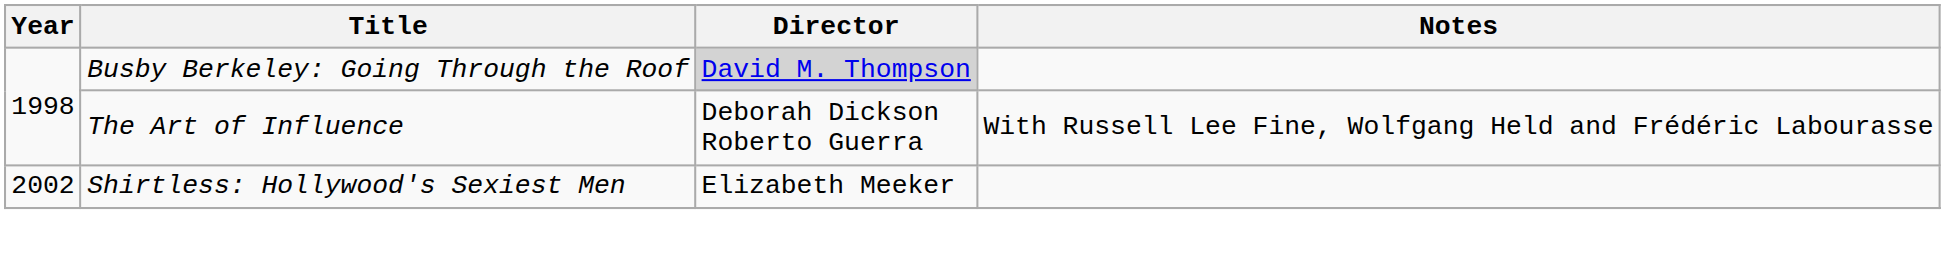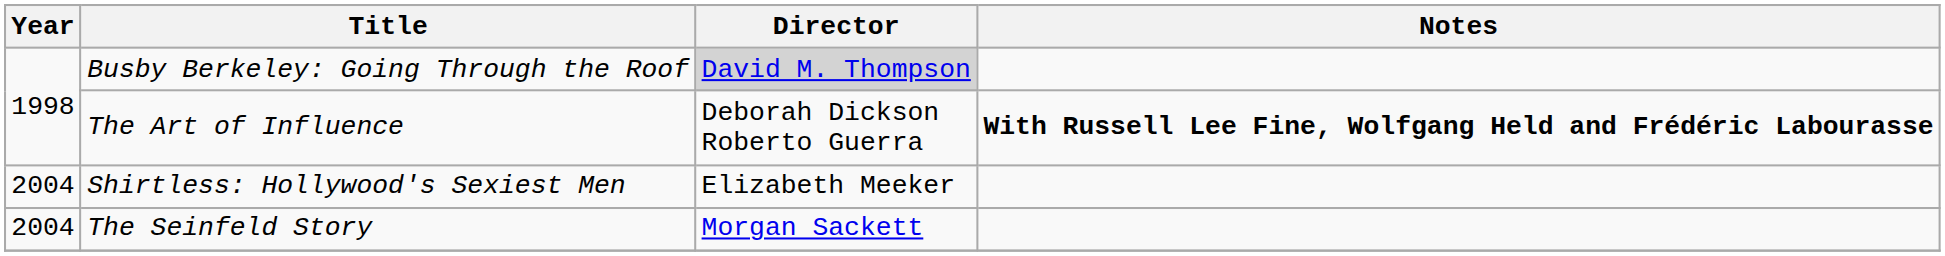(1458, 128) normal -> (1458, 128) bold
(43, 186) 2002 -> (43, 186) 2004
+ row: (230, 229)
